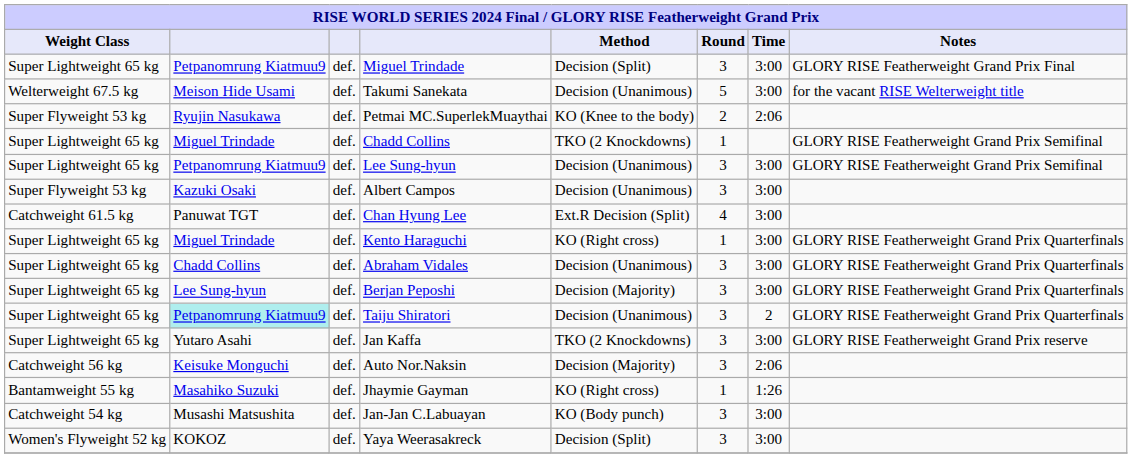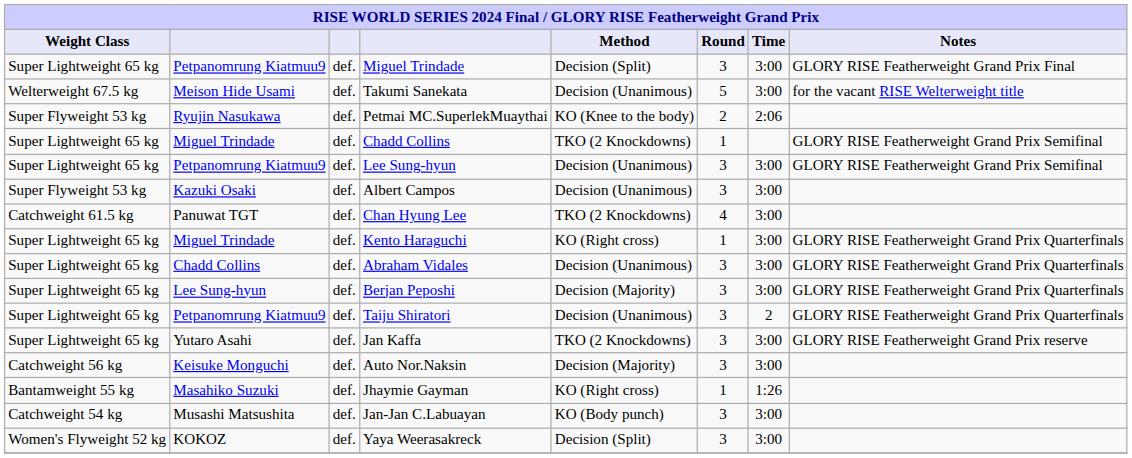(622, 215) Ext.R Decision (Split) -> (623, 215) TKO (2 Knockdowns)
(249, 315) paleturquoise background -> (249, 315) no background
(769, 365) 2:06 -> (769, 365) 3:00
